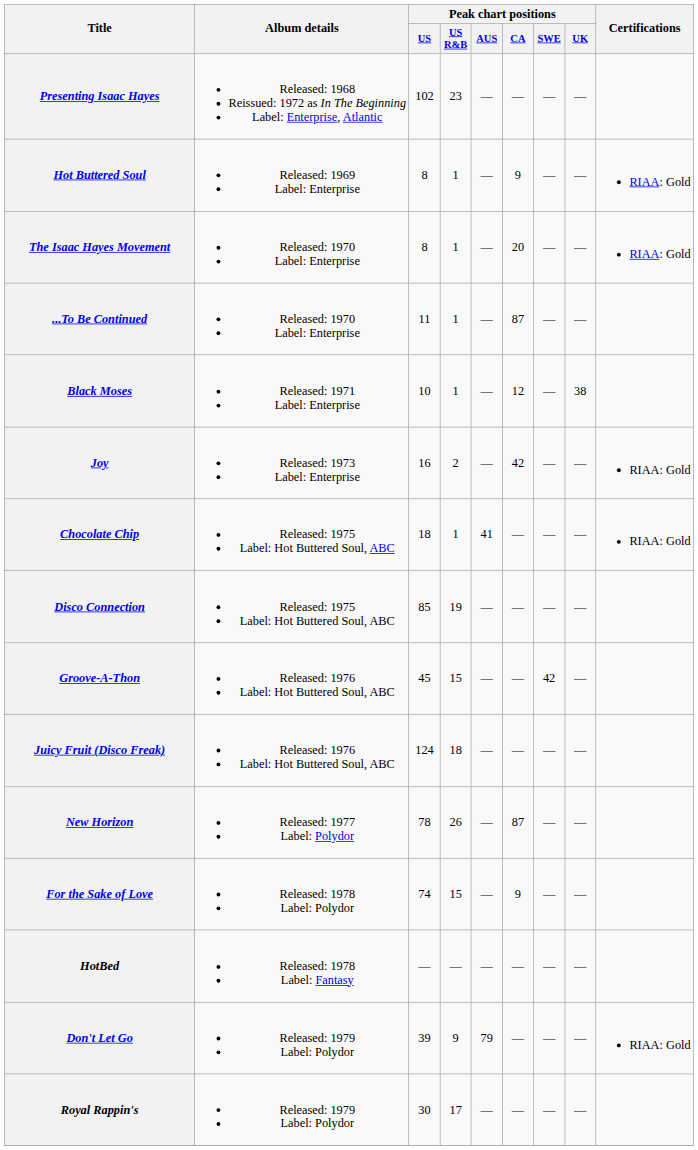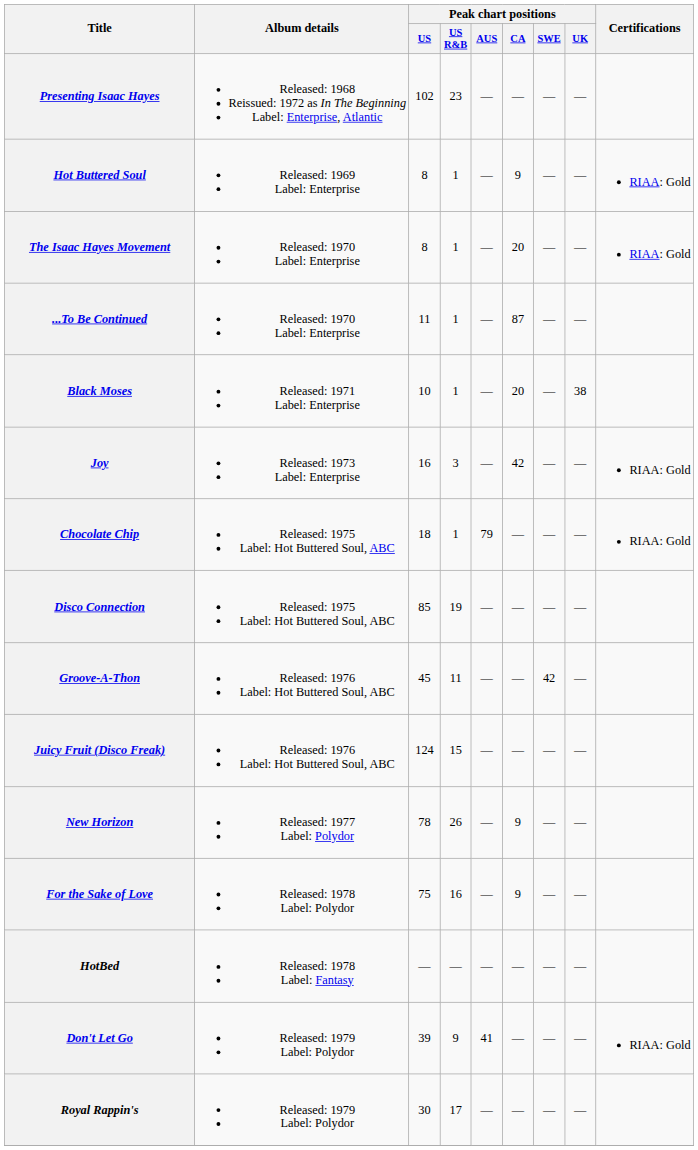(518, 391) 12 -> (518, 391) 20
(456, 462) 2 -> (456, 462) 3
(487, 534) 41 -> (487, 534) 79
(456, 678) 15 -> (456, 678) 11
(456, 750) 18 -> (456, 750) 15
(518, 822) 87 -> (518, 822) 9
(425, 894) 74 -> (425, 894) 75
(456, 894) 15 -> (456, 894) 16
(487, 1038) 79 -> (487, 1038) 41
